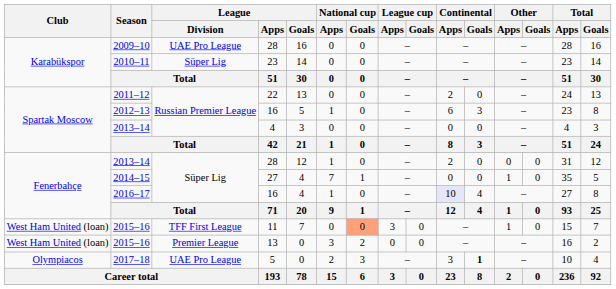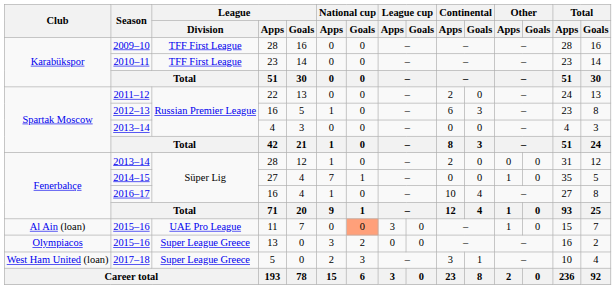(205, 45) UAE Pro League -> (205, 45) TFF First League
(205, 62) Süper Lig -> (205, 62) TFF First League
(450, 194) lavender background -> (450, 194) no background
(58, 227) West Ham United (loan) -> (58, 227) Al Ain (loan)
(205, 227) TFF First League -> (205, 227) UAE Pro League
(58, 243) West Ham United (loan) -> (58, 243) Olympiacos
(205, 243) Premier League -> (205, 243) Super League Greece
(58, 260) Olympiacos -> (58, 260) West Ham United (loan)
(205, 260) UAE Pro League -> (205, 260) Super League Greece
(480, 260) bold -> (480, 260) normal
